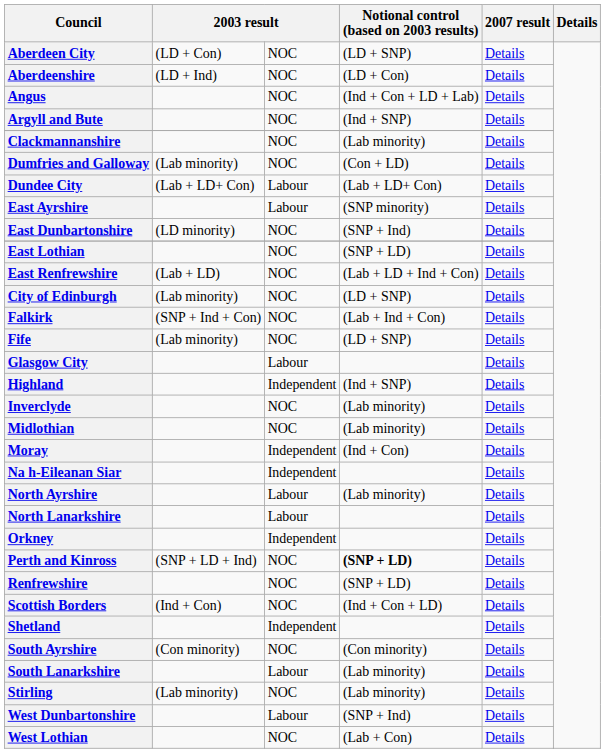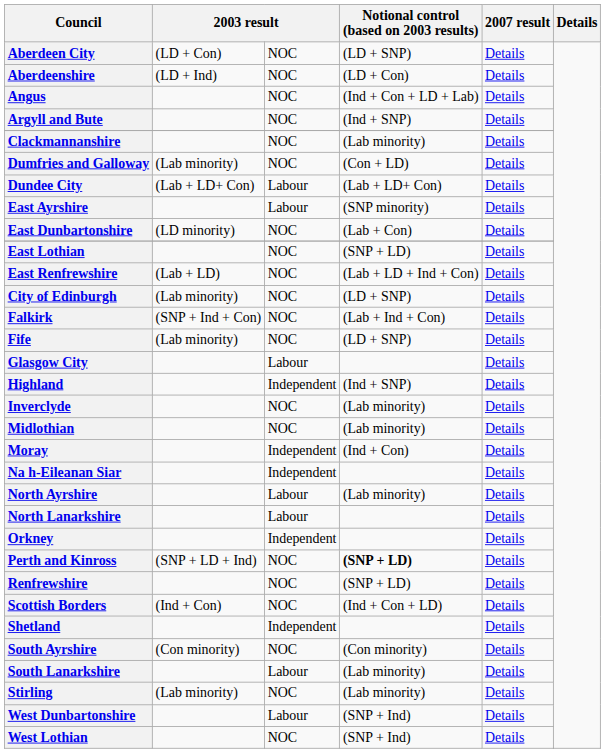(377, 229) (SNP + Ind) -> (377, 229) (Lab + Con)
(377, 737) (Lab + Con) -> (377, 737) (SNP + Ind)
